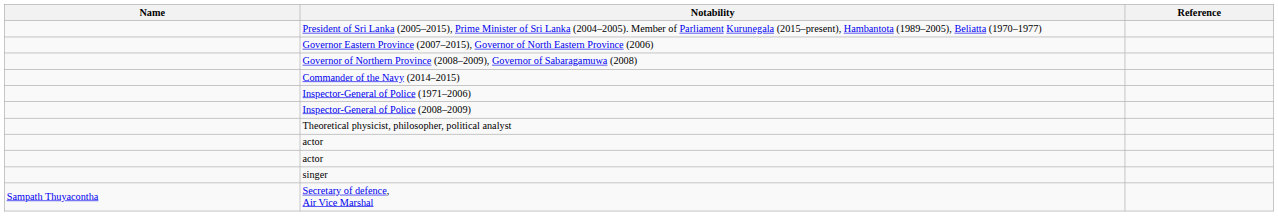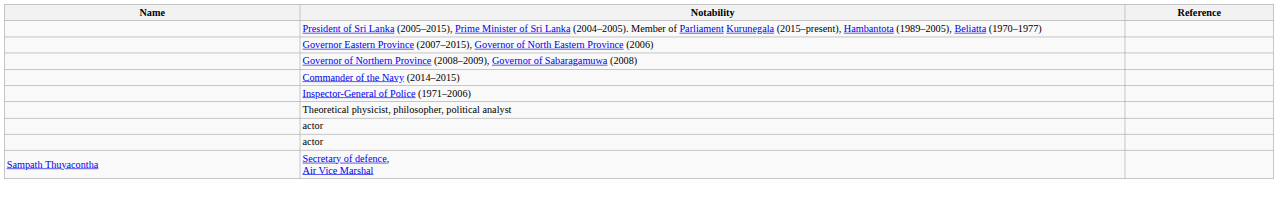- row: (152, 110)
- row: (152, 175)
